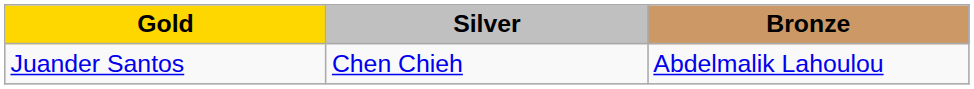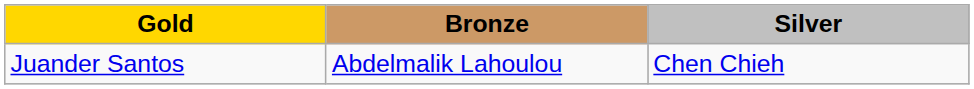columns swapped: (487, 24) <-> (808, 24)
